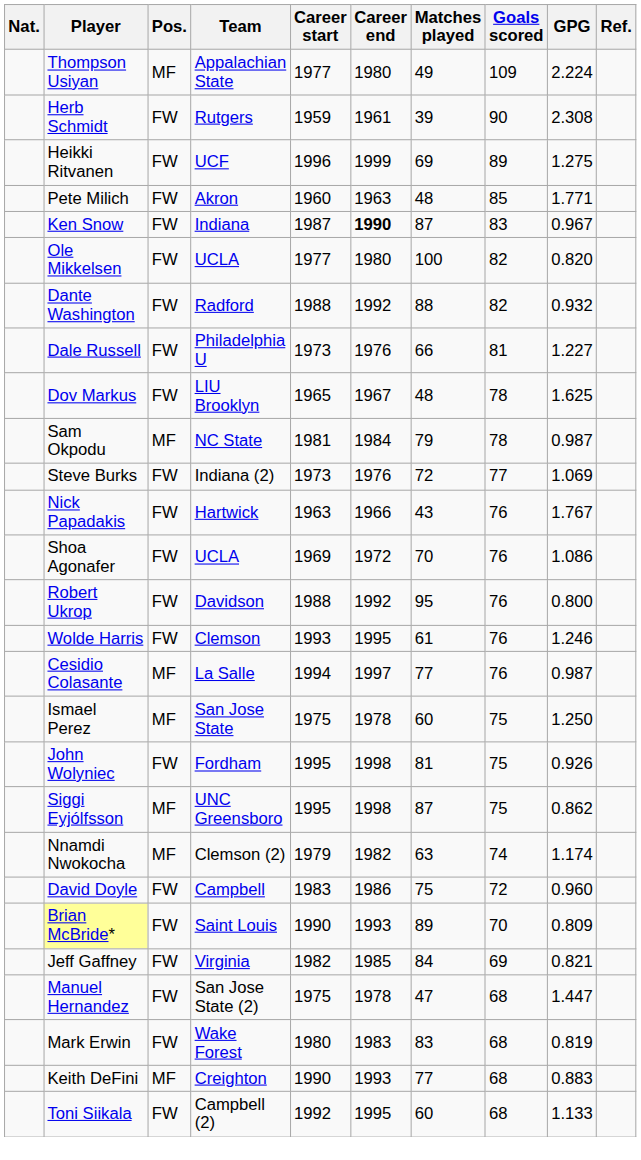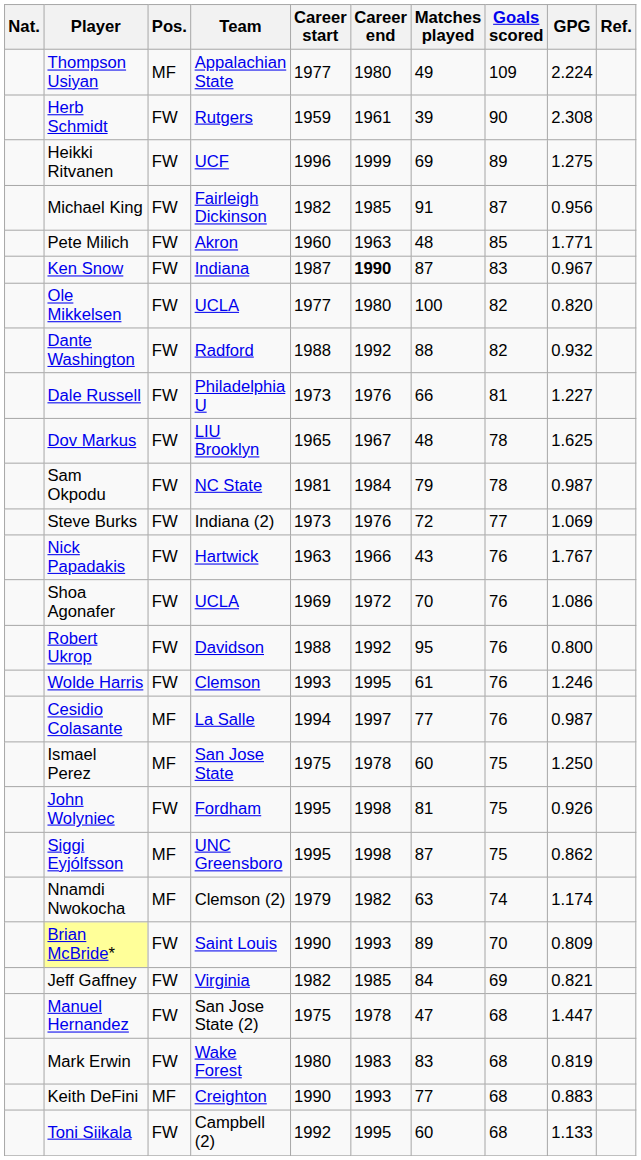+ row: (95, 207)
(164, 440) MF -> (165, 485) FW
- row: (92, 890)
